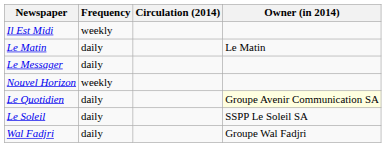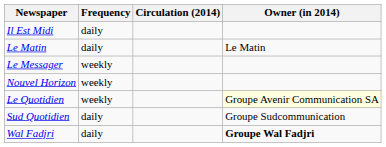(97, 30) weekly -> (92, 30) daily
(92, 64) daily -> (97, 64) weekly
(92, 99) daily -> (97, 99) weekly
- row: (26, 116)
+ row: (38, 116)
(266, 133) normal -> (270, 133) bold
